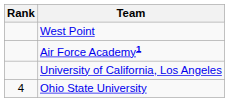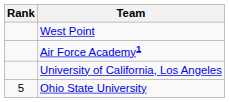(21, 88) 4 -> (21, 88) 5
